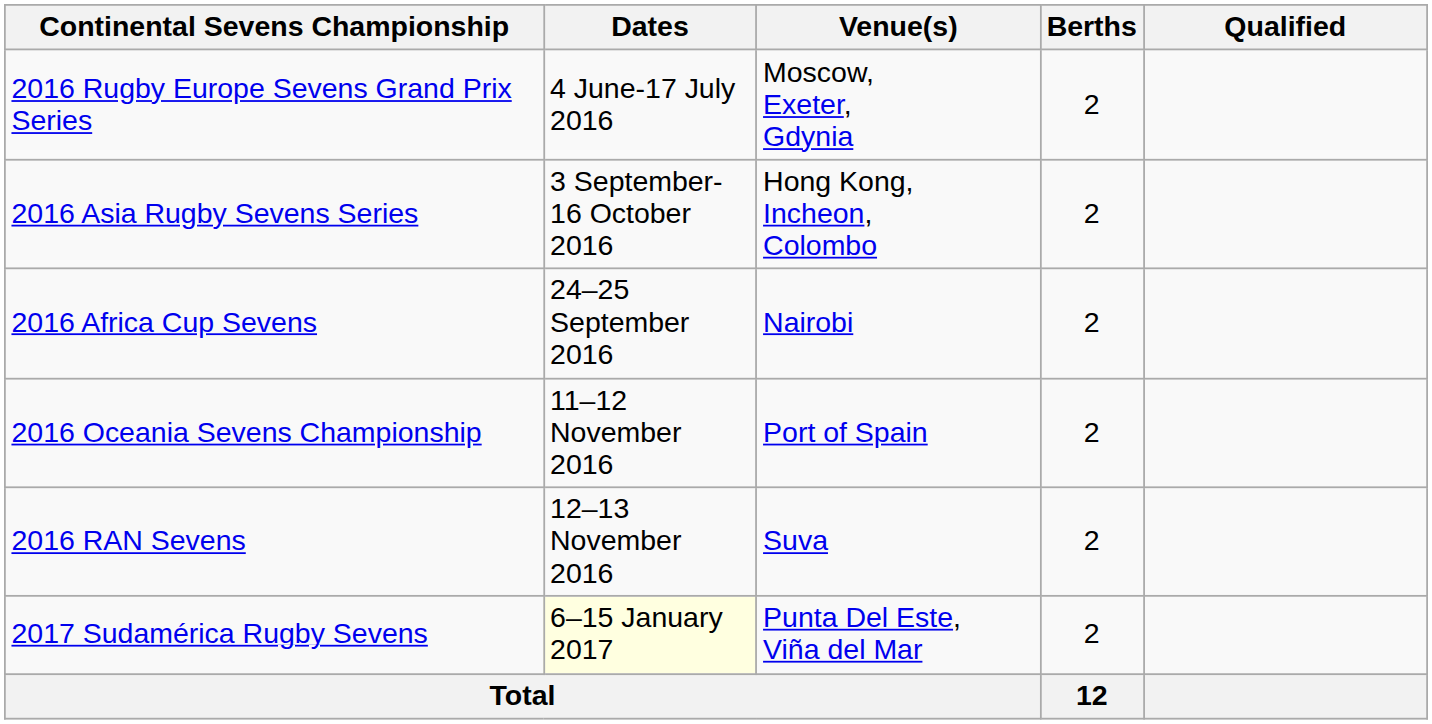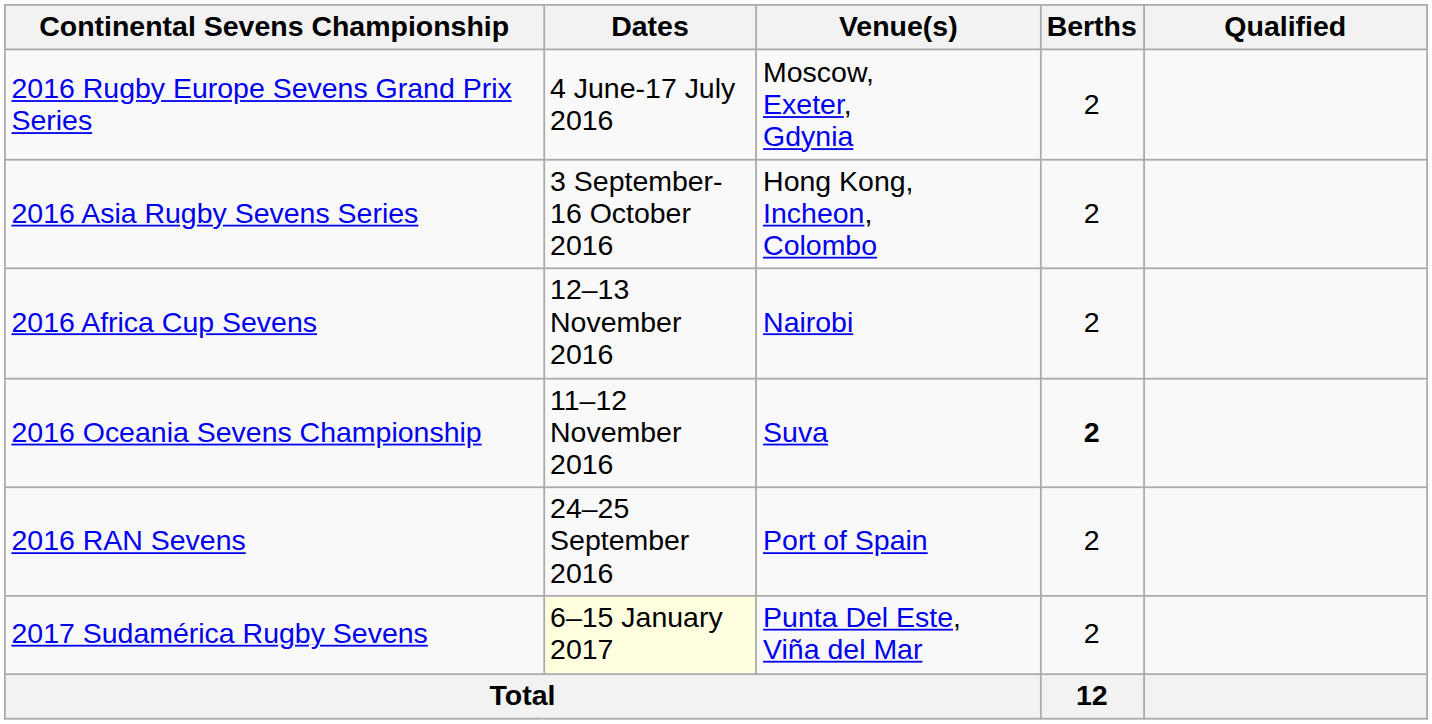(620, 322) 24–25 September 2016 -> (616, 322) 12–13 November 2016
(845, 432) Port of Spain -> (796, 432) Suva
(1092, 432) normal -> (1092, 432) bold
(616, 541) 12–13 November 2016 -> (620, 541) 24–25 September 2016
(796, 541) Suva -> (845, 541) Port of Spain
